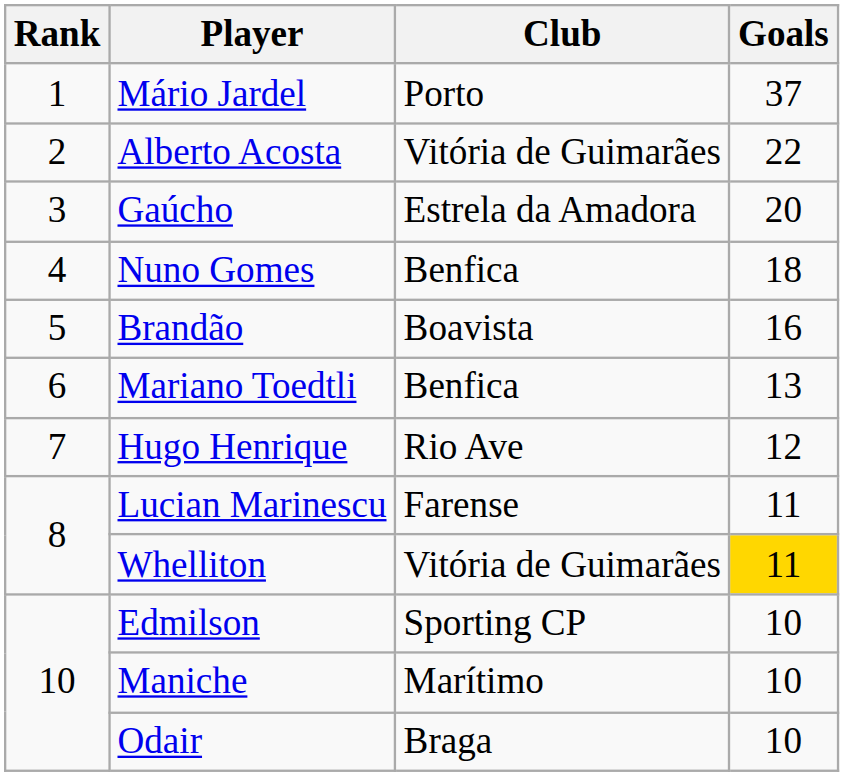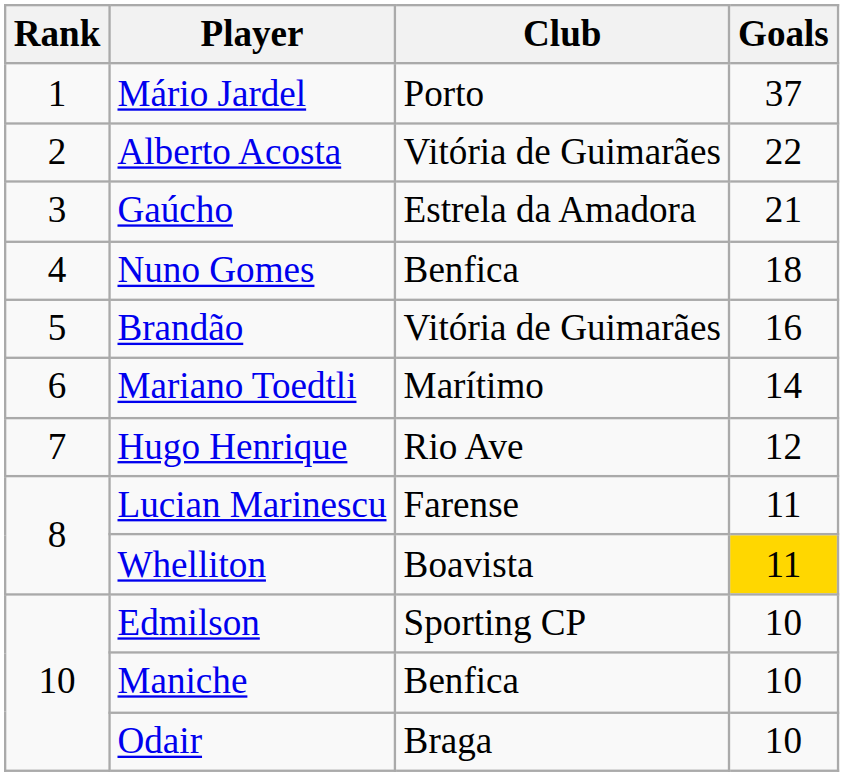(783, 210) 20 -> (783, 210) 21
(469, 328) Boavista -> (562, 328) Vitória de Guimarães
(461, 387) Benfica -> (474, 387) Marítimo
(783, 387) 13 -> (783, 387) 14
(562, 563) Vitória de Guimarães -> (469, 563) Boavista
(474, 681) Marítimo -> (461, 681) Benfica
